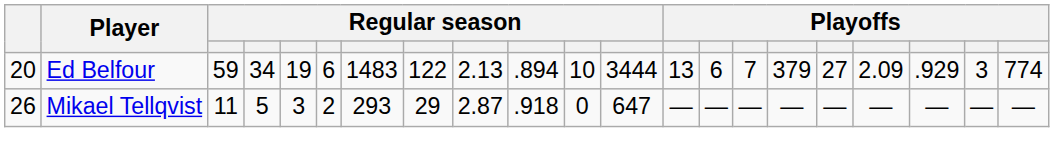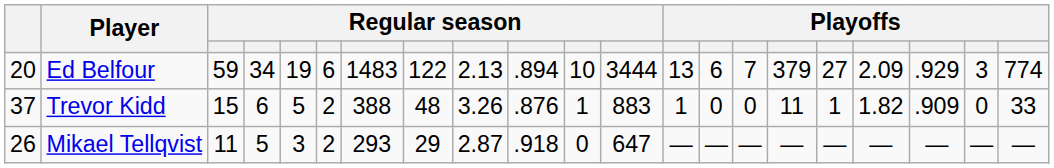+ row: (106, 107)
